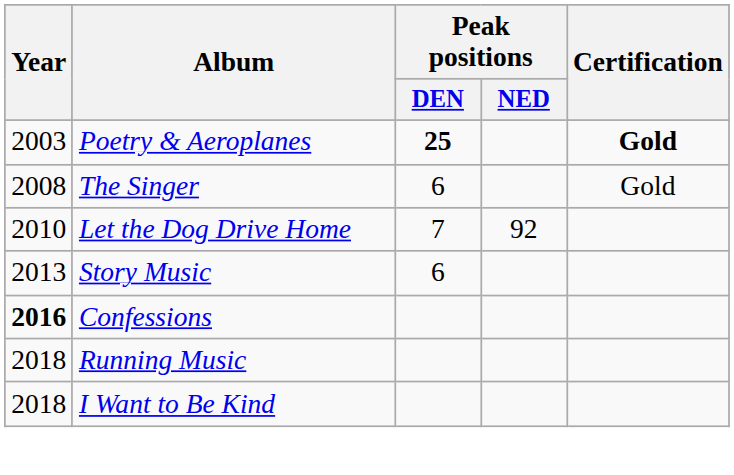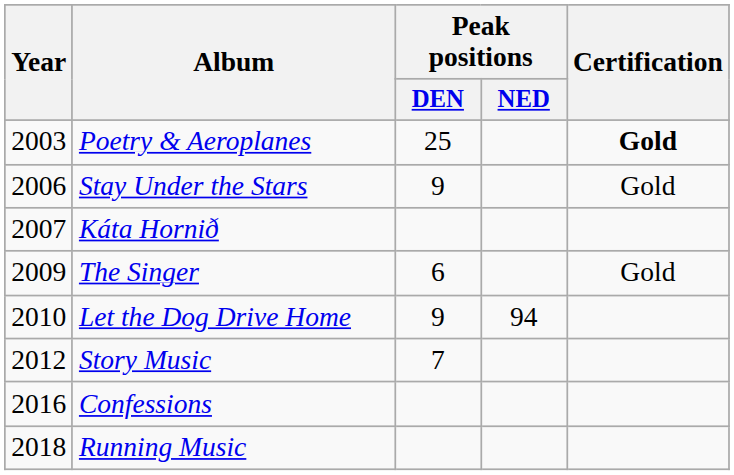(438, 141) bold -> (438, 141) normal
+ row: (193, 185)
+ row: (149, 229)
(39, 185) 2008 -> (39, 272) 2009
(438, 229) 7 -> (438, 316) 9
(524, 229) 92 -> (524, 316) 94
(39, 272) 2013 -> (39, 360) 2012
(438, 272) 6 -> (438, 360) 7
(39, 316) bold -> (39, 403) normal
- row: (177, 403)
